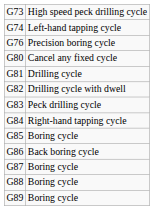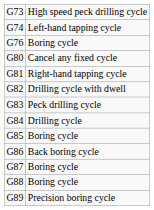(72, 43) Precision boring cycle -> (53, 43) Boring cycle
(55, 74) Drilling cycle -> (77, 74) Right-hand tapping cycle
(77, 120) Right-hand tapping cycle -> (55, 120) Drilling cycle
(53, 197) Boring cycle -> (72, 197) Precision boring cycle
